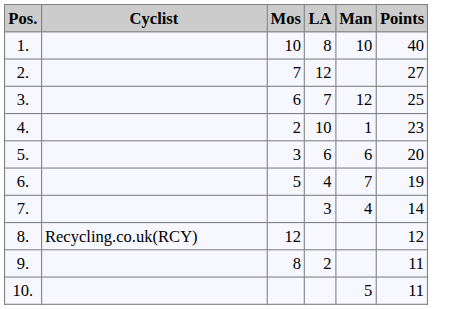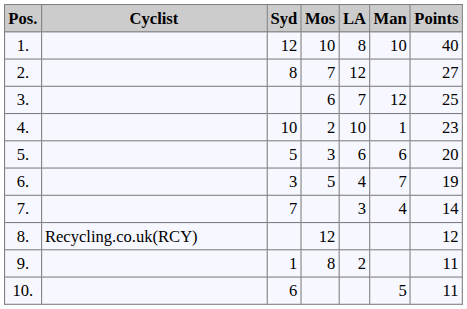+ column: (284, 18)
